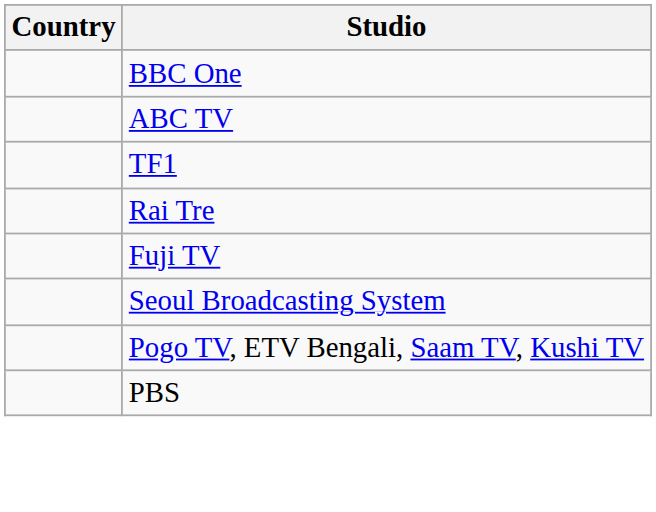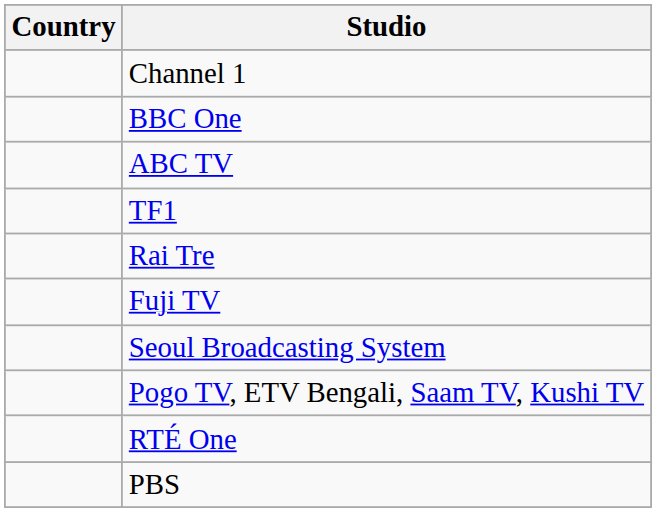+ row: (188, 73)
+ row: (183, 438)
